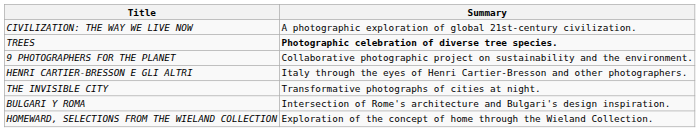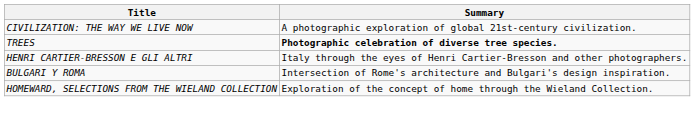- row: (91, 58)
- row: (57, 88)
